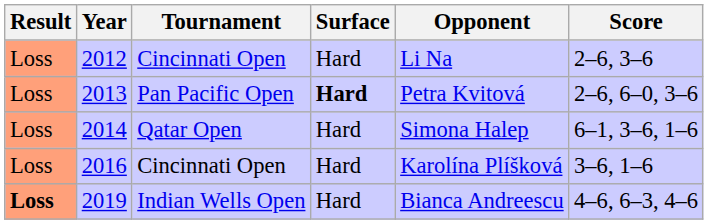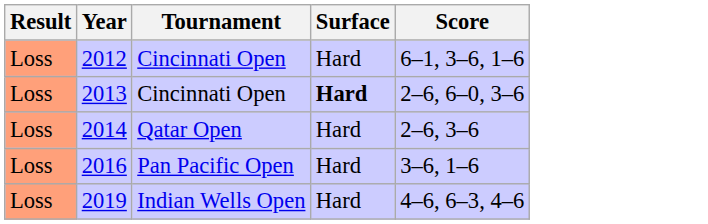- column: (482, 22)
(614, 58) 2–6, 3–6 -> (462, 58) 6–1, 3–6, 1–6
(216, 93) Pan Pacific Open -> (211, 93) Cincinnati Open
(636, 129) 6–1, 3–6, 1–6 -> (440, 129) 2–6, 3–6
(211, 165) Cincinnati Open -> (216, 165) Pan Pacific Open
(32, 201) bold -> (31, 201) normal
